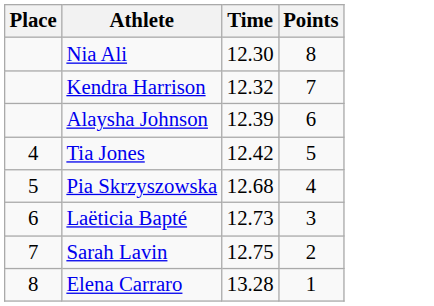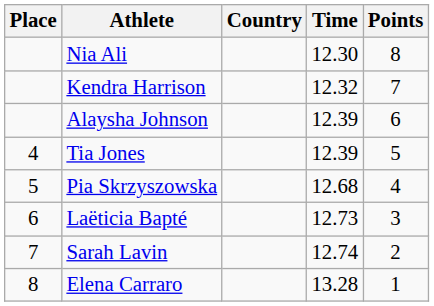+ column: (264, 20)
(250, 152) 12.42 -> (335, 152) 12.39
(250, 251) 12.75 -> (335, 251) 12.74
